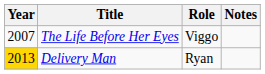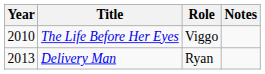(21, 36) 2007 -> (21, 36) 2010
(21, 58) gold background -> (21, 58) no background
